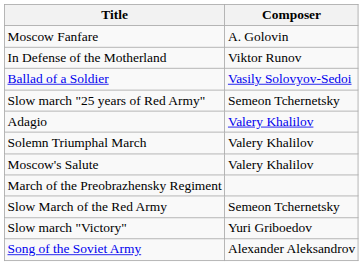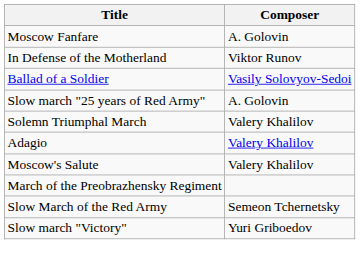(284, 100) Semeon Tchernetsky -> (258, 100) A. Golovin
rows swapped: (27, 121) <-> (77, 143)
- row: (74, 249)
